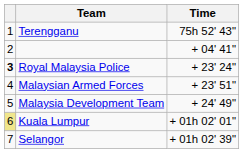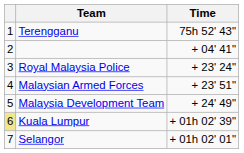(10, 67) bold -> (10, 67) normal
(203, 121) + 01h 02' 01" -> (203, 121) + 01h 02' 39"
(203, 139) + 01h 02' 39" -> (203, 139) + 01h 02' 01"
